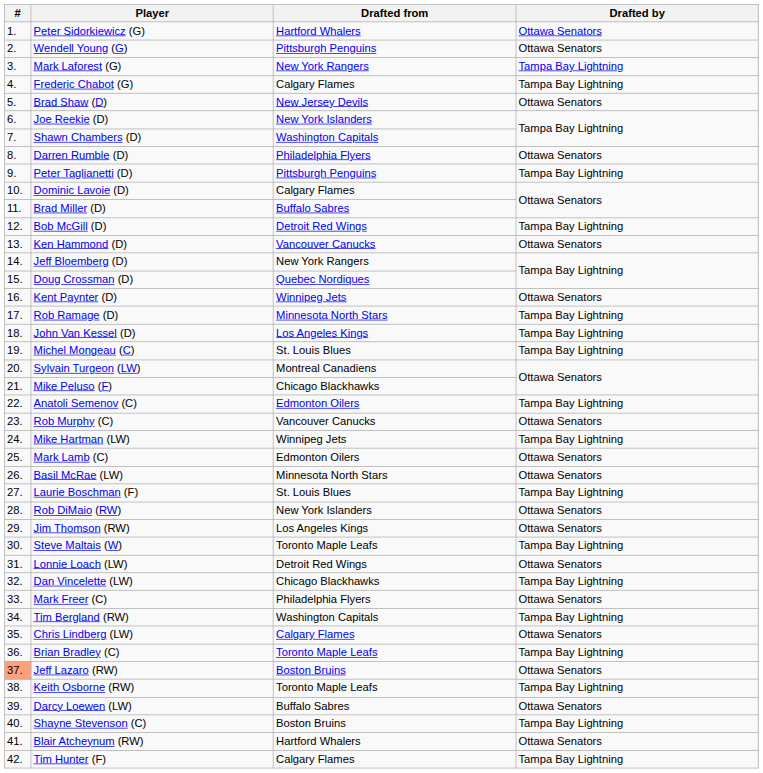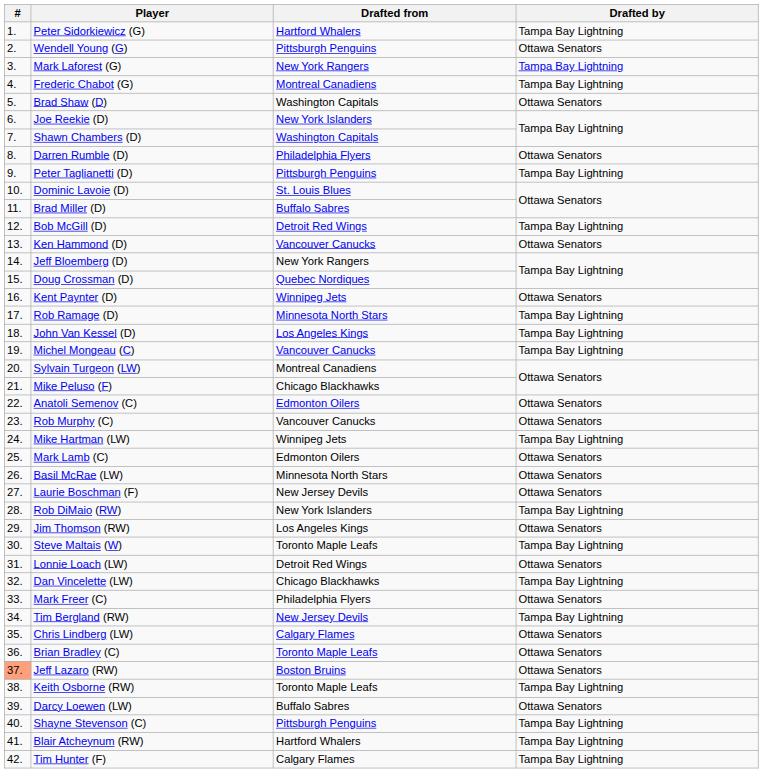(560, 31) Ottawa Senators -> (571, 31) Tampa Bay Lightning
(315, 84) Calgary Flames -> (326, 84) Montreal Canadiens
(322, 102) New Jersey Devils -> (327, 102) Washington Capitals
(315, 191) Calgary Flames -> (313, 191) St. Louis Blues
(313, 350) St. Louis Blues -> (326, 350) Vancouver Canucks
(571, 404) Tampa Bay Lightning -> (560, 404) Ottawa Senators
(313, 492) St. Louis Blues -> (322, 492) New Jersey Devils
(571, 492) Tampa Bay Lightning -> (560, 492) Ottawa Senators
(560, 510) Ottawa Senators -> (571, 510) Tampa Bay Lightning
(327, 617) Washington Capitals -> (322, 617) New Jersey Devils
(571, 652) Tampa Bay Lightning -> (560, 652) Ottawa Senators
(311, 723) Boston Bruins -> (326, 723) Pittsburgh Penguins
(560, 741) Ottawa Senators -> (571, 741) Tampa Bay Lightning
